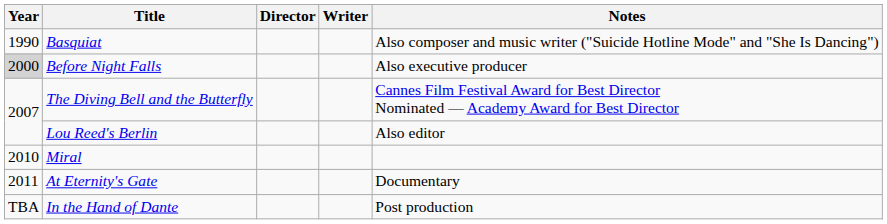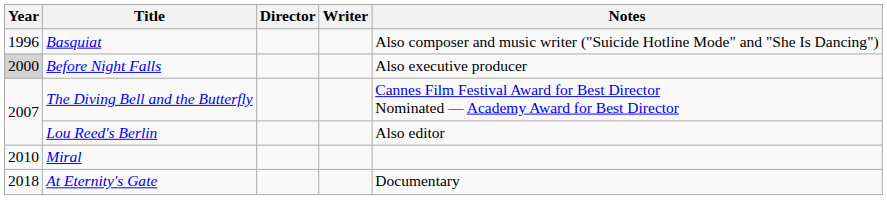(24, 41) 1990 -> (24, 41) 1996
(23, 181) 2011 -> (24, 181) 2018
- row: (112, 206)
